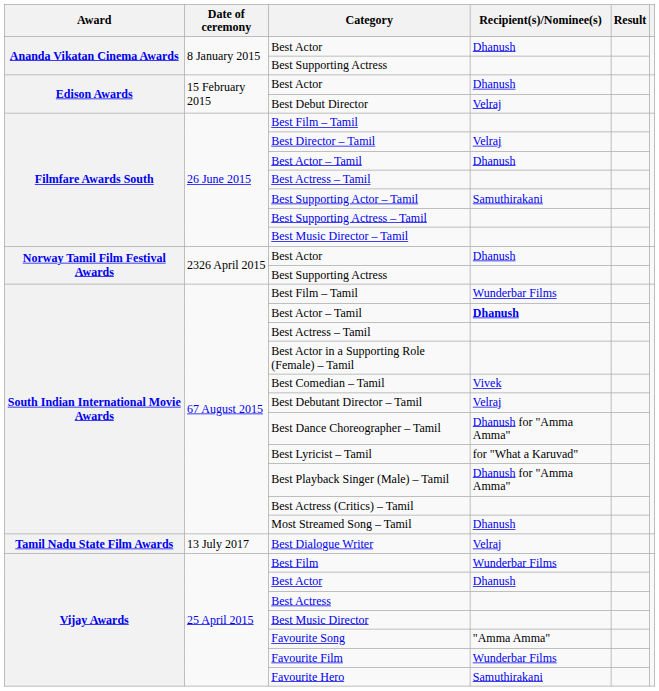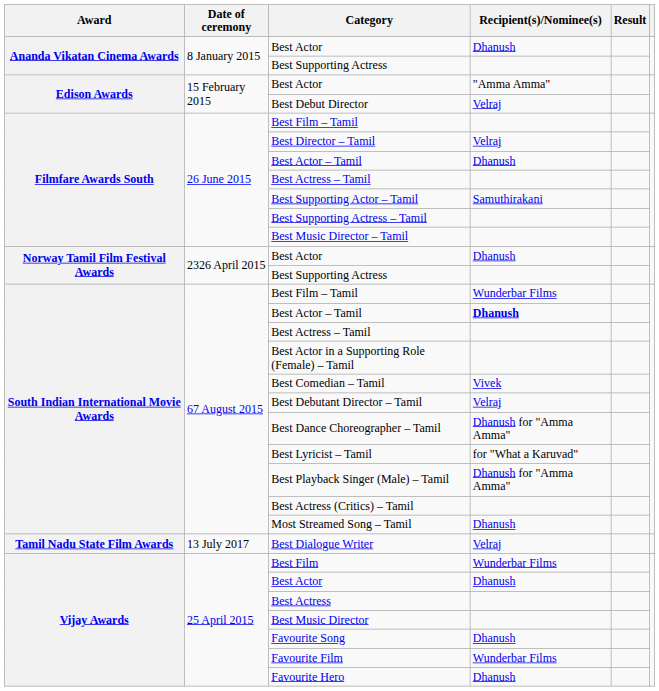(494, 84) Dhanush -> (512, 84) "Amma Amma"
(512, 638) "Amma Amma" -> (494, 638) Dhanush
(508, 677) Samuthirakani -> (494, 677) Dhanush
